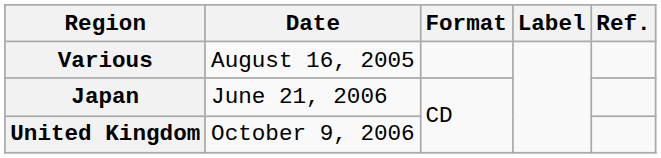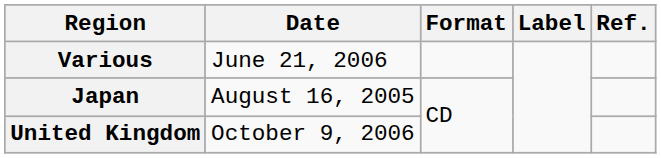(313, 60) August 16, 2005 -> (299, 60) June 21, 2006
(299, 97) June 21, 2006 -> (313, 97) August 16, 2005
